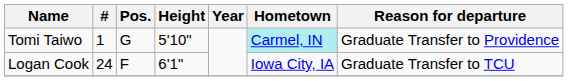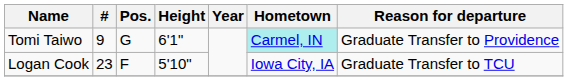(100, 40) 1 -> (100, 40) 9
(175, 40) 5'10" -> (171, 40) 6'1"
(104, 64) 24 -> (104, 64) 23
(171, 64) 6'1" -> (175, 64) 5'10"
